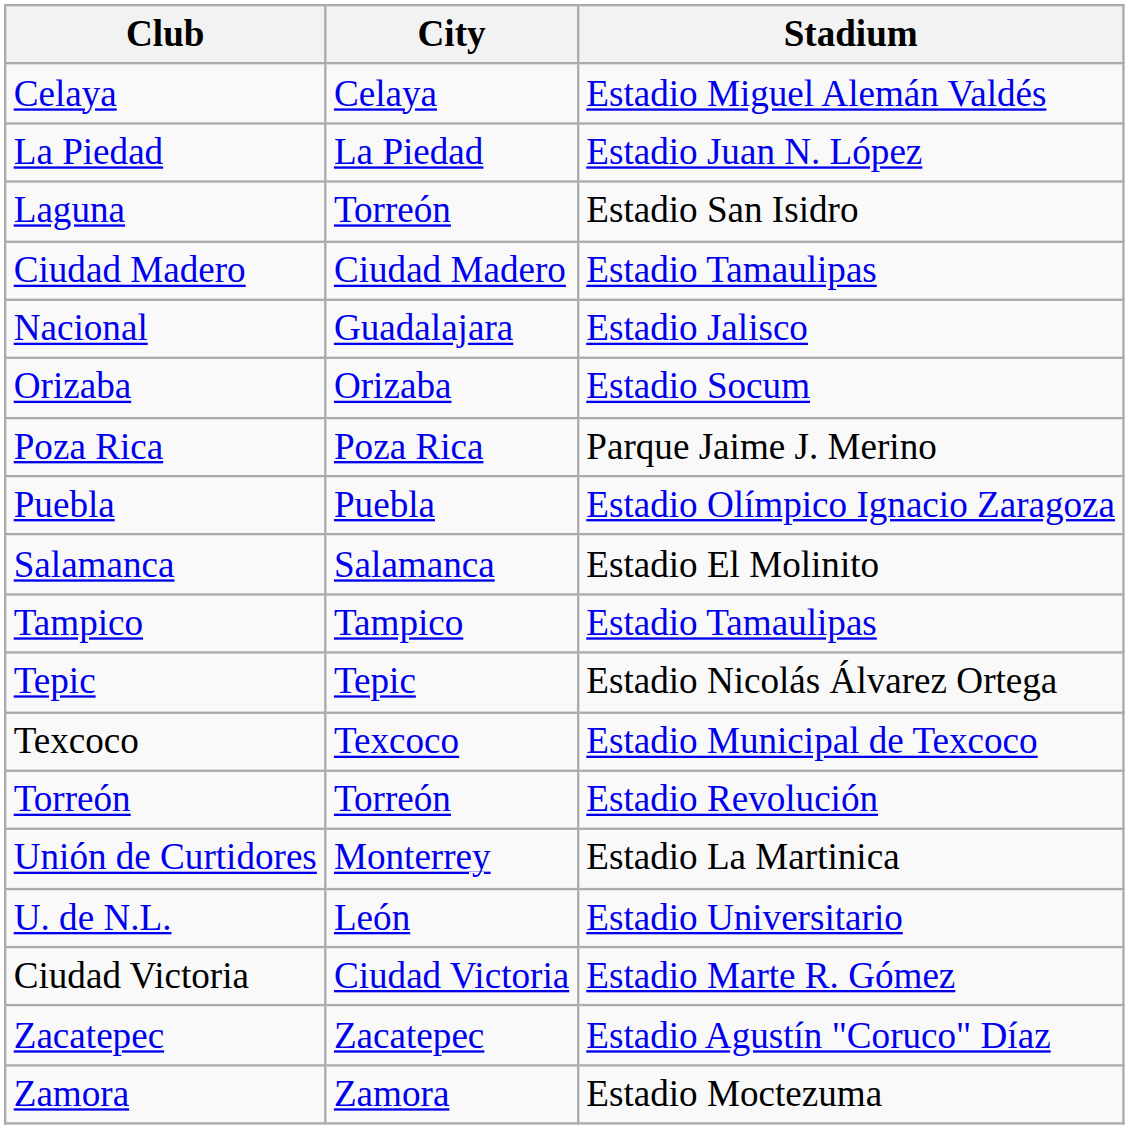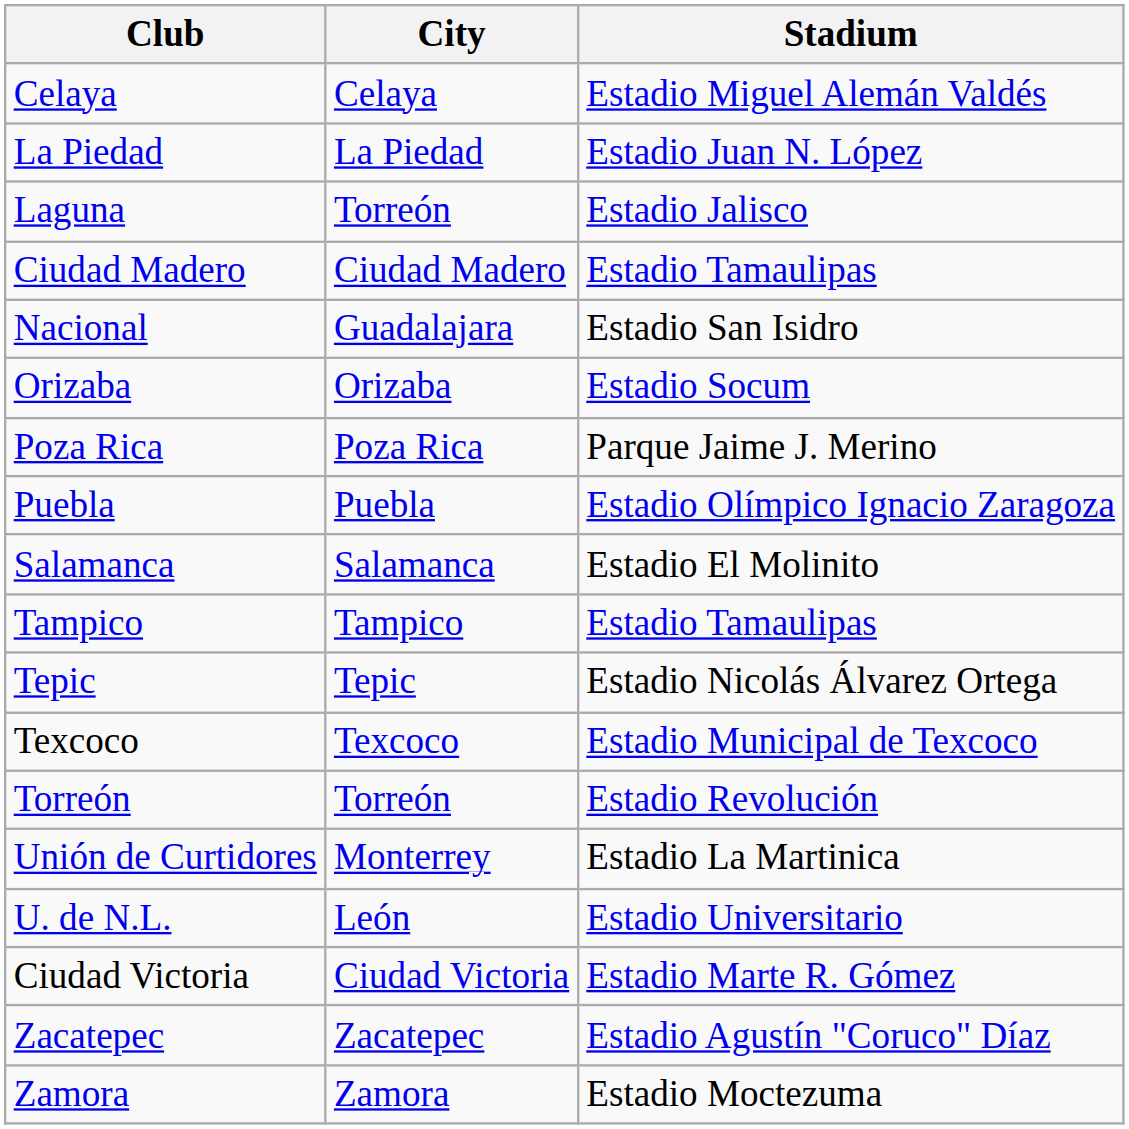(722, 210) Estadio San Isidro -> (697, 210) Estadio Jalisco
(697, 328) Estadio Jalisco -> (722, 328) Estadio San Isidro
